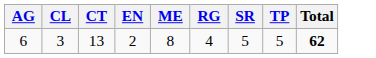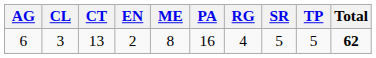+ column: (207, 16)
